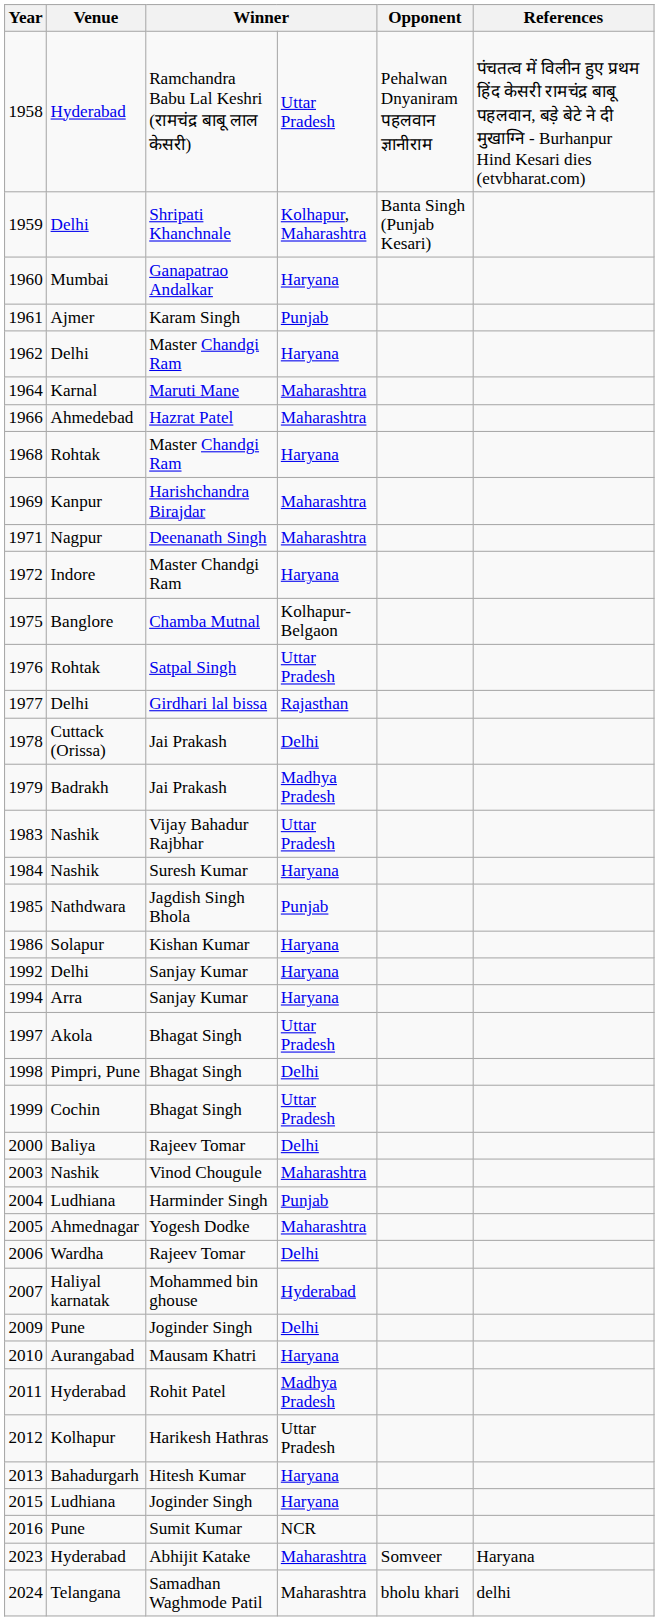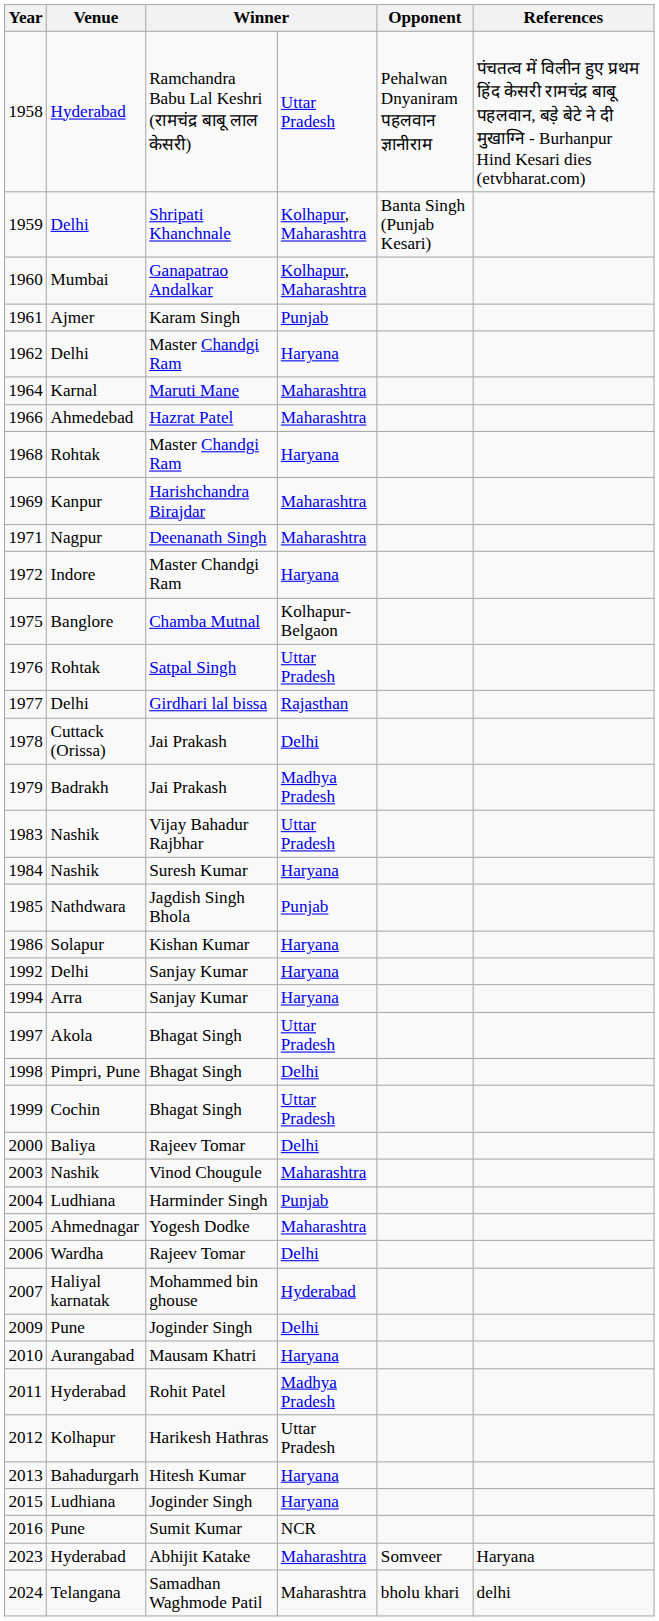(310, 280) Haryana -> (324, 280) Kolhapur, Maharashtra
